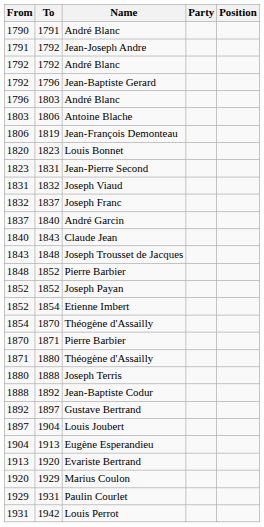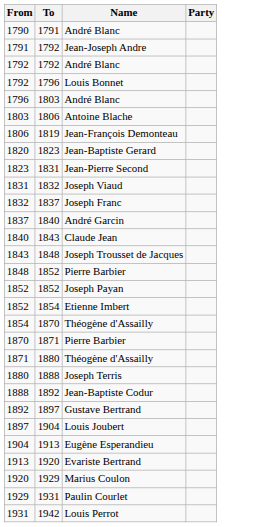- column: (238, 13)
(110, 82) Jean-Baptiste Gerard -> (94, 82) Louis Bonnet
(94, 151) Louis Bonnet -> (110, 151) Jean-Baptiste Gerard
